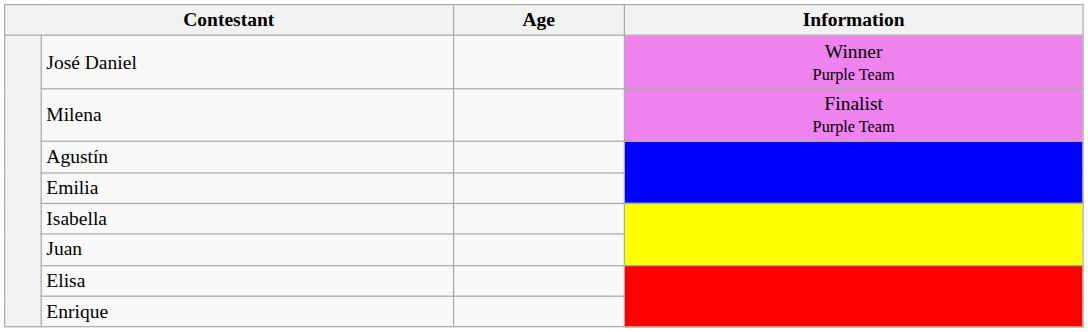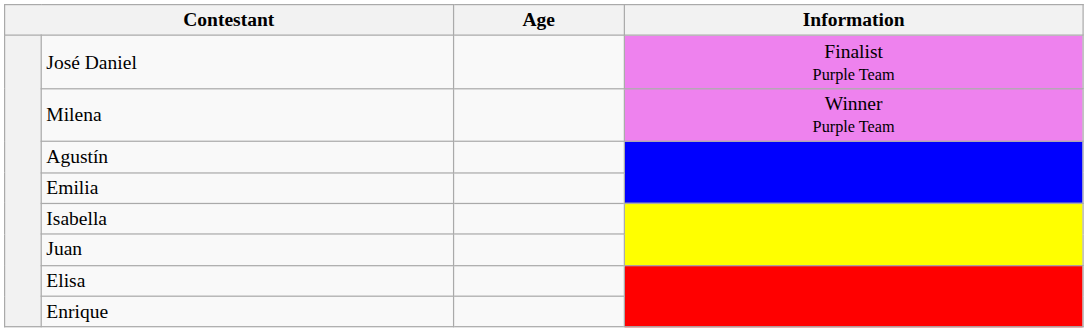(854, 61) Winner Purple Team -> (854, 61) Finalist Purple Team
(854, 114) Finalist Purple Team -> (854, 114) Winner Purple Team
